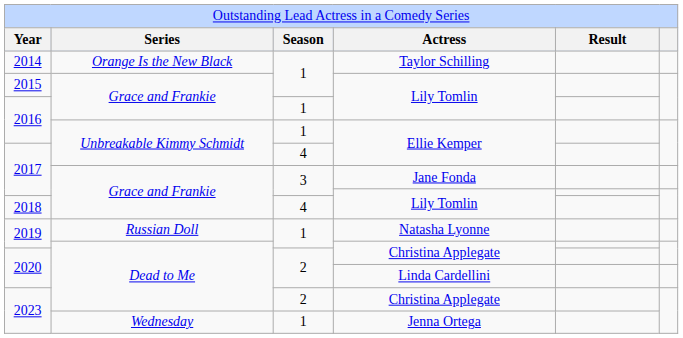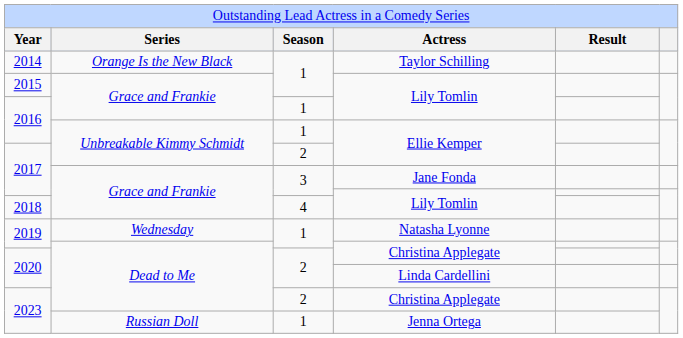(303, 154) 4 -> (303, 154) 2
(162, 230) Russian Doll -> (162, 230) Wednesday
(162, 322) Wednesday -> (162, 322) Russian Doll
